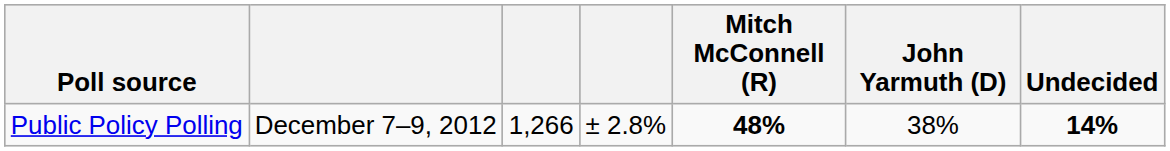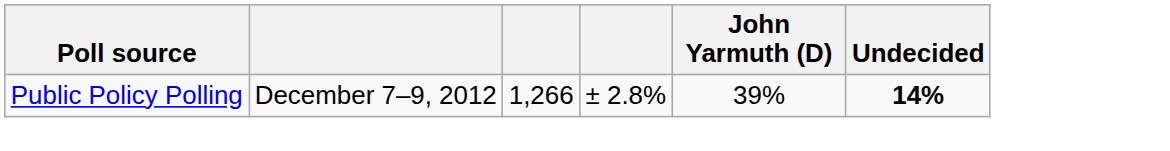- column: (759, 54)
(933, 124) 38% -> (759, 95) 39%
